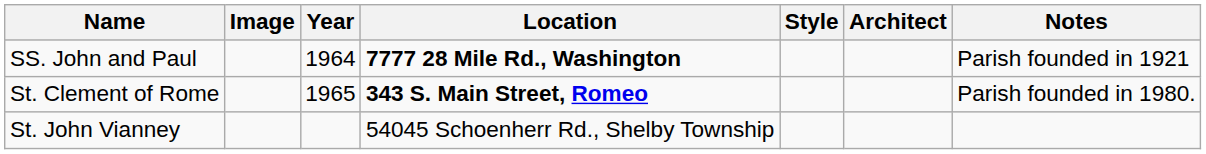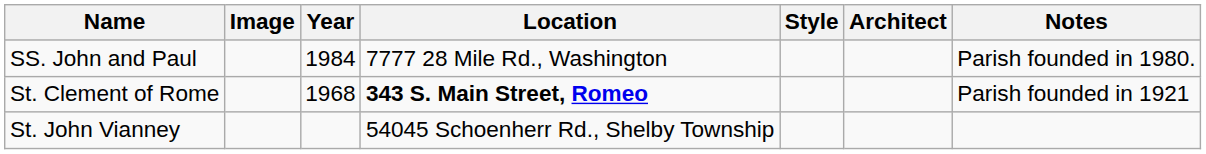(330, 58) 1964 -> (330, 58) 1984
(523, 58) bold -> (517, 58) normal
(1073, 58) Parish founded in 1921 -> (1076, 58) Parish founded in 1980.
(330, 93) 1965 -> (330, 93) 1968
(1076, 93) Parish founded in 1980. -> (1073, 93) Parish founded in 1921
